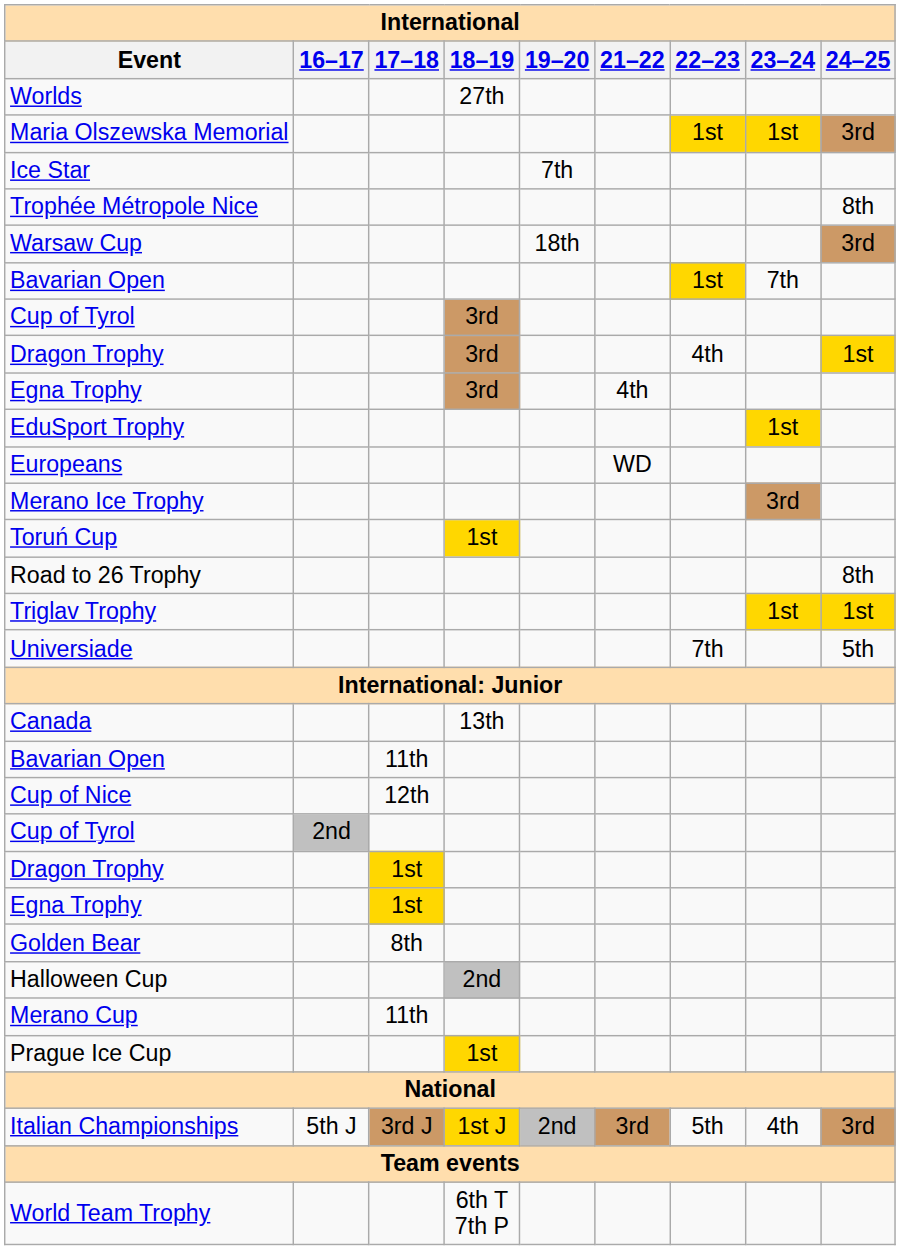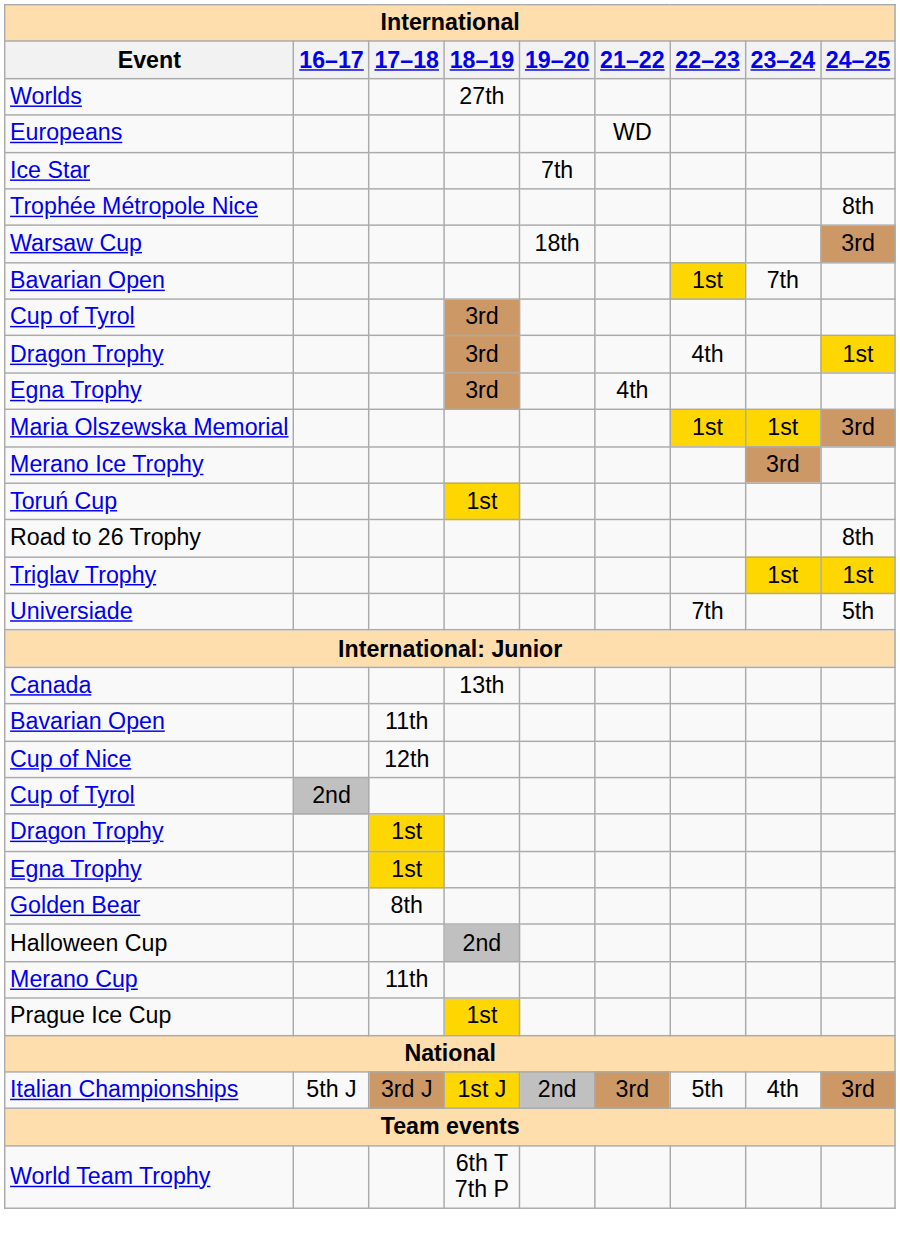rows swapped: (66, 464) <-> (149, 133)
- row: (97, 427)
